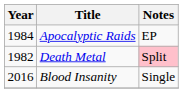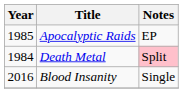(21, 35) 1984 -> (21, 35) 1985
(21, 56) 1982 -> (21, 56) 1984
